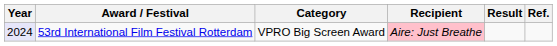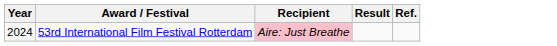- column: (321, 13)
(20, 31) lavender background -> (20, 31) no background
